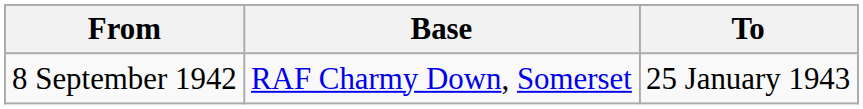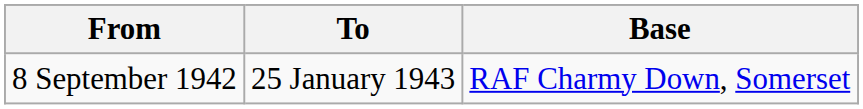columns swapped: (748, 28) <-> (441, 28)
